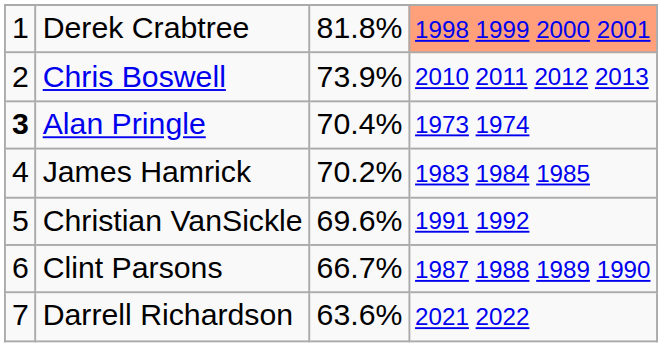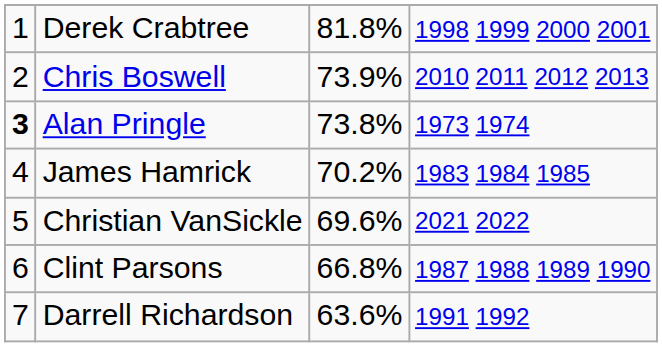(533, 29) lightsalmon background -> (533, 29) no background
(359, 124) 70.4% -> (359, 124) 73.8%
(472, 221) 1991 1992 -> (472, 221) 2021 2022
(359, 268) 66.7% -> (359, 268) 66.8%
(472, 317) 2021 2022 -> (472, 317) 1991 1992
